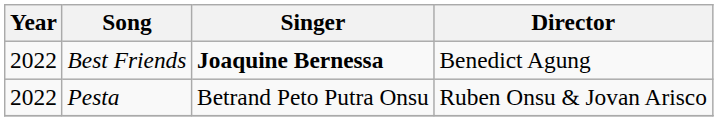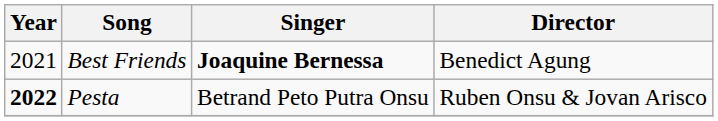(33, 60) 2022 -> (33, 60) 2021
(33, 97) normal -> (33, 97) bold
